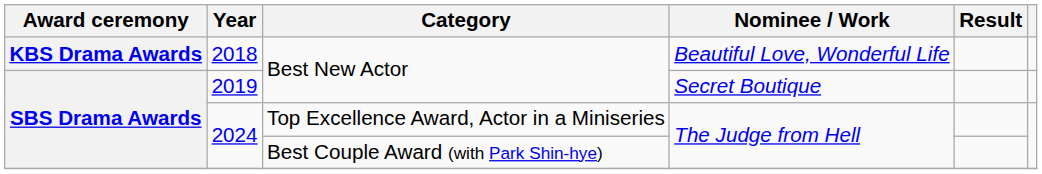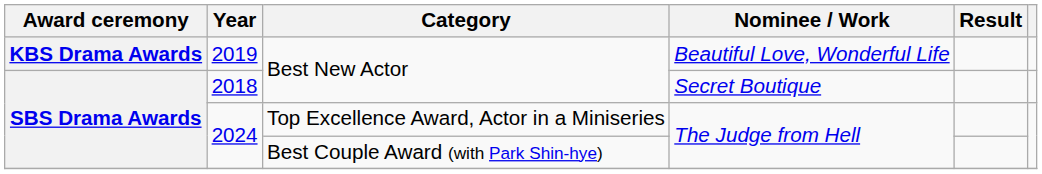(235, 53) 2018 -> (235, 53) 2019
(235, 86) 2019 -> (235, 86) 2018
